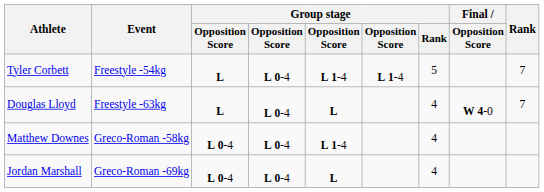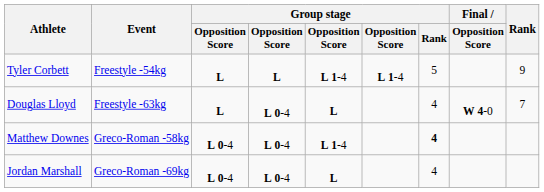(277, 77) L 0-4 -> (277, 77) L
(522, 70) 7 -> (522, 70) 9
(434, 139) normal -> (434, 139) bold
